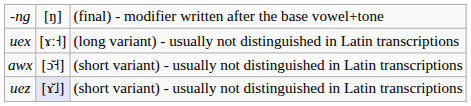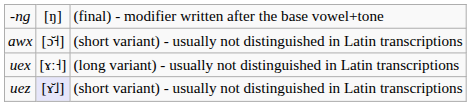rows swapped: (20, 64) <-> (20, 40)
